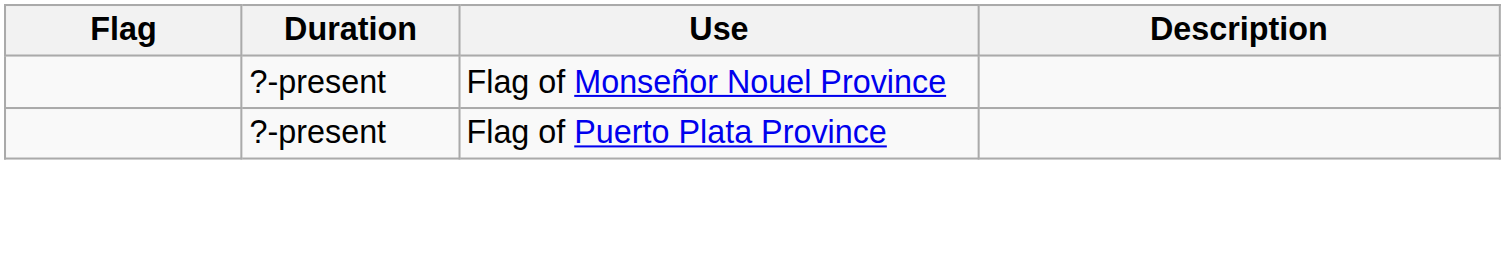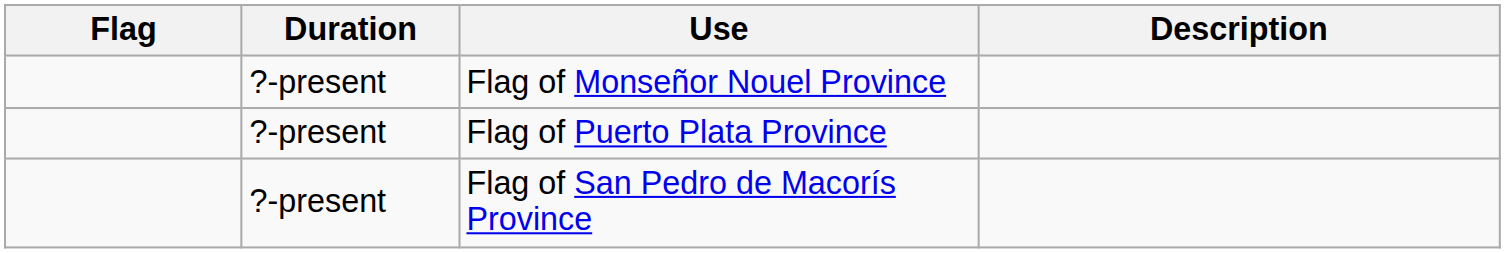+ row: (681, 202)
